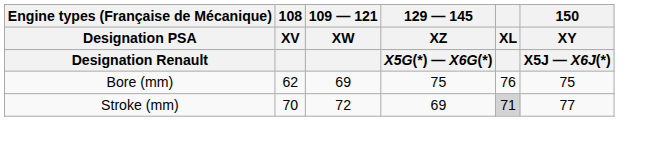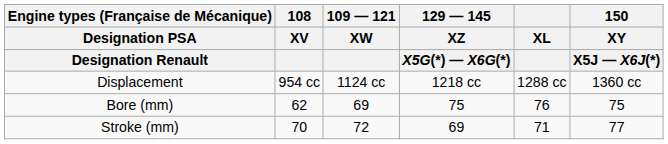+ row: (140, 83)
(508, 105) lightgrey background -> (542, 128) no background
